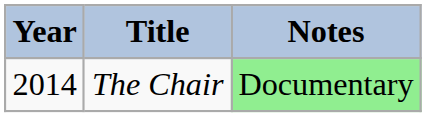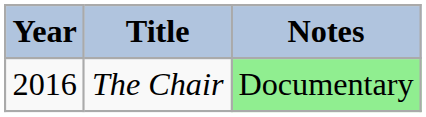(45, 84) 2014 -> (45, 84) 2016
